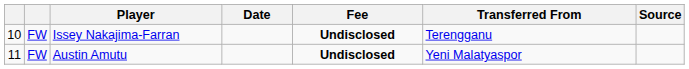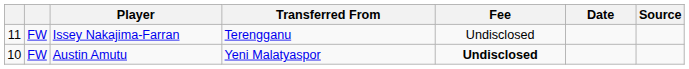columns swapped: (529, 15) <-> (257, 15)
(14, 35) 10 -> (14, 35) 11
(357, 35) bold -> (500, 35) normal
(14, 55) 11 -> (14, 55) 10
